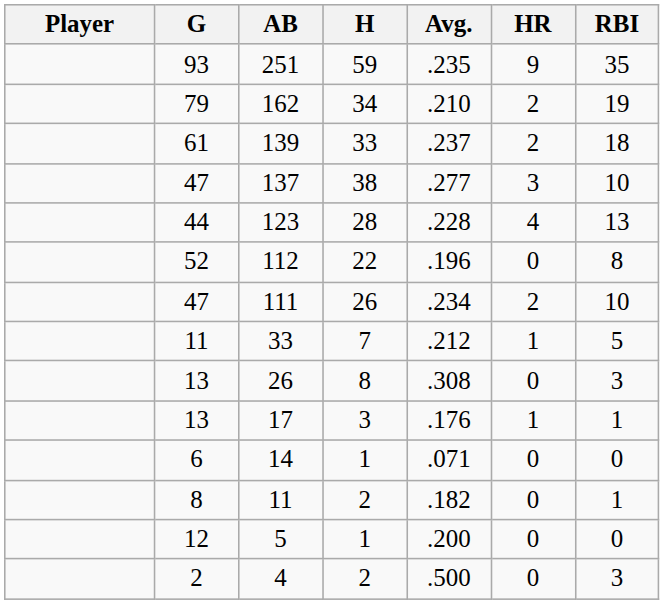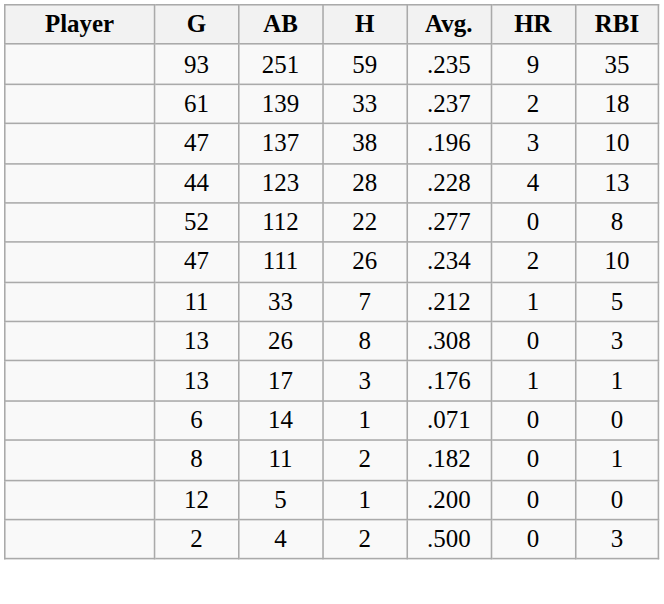- row: (281, 103)
(449, 182) .277 -> (449, 143) .196
(449, 261) .196 -> (449, 222) .277
